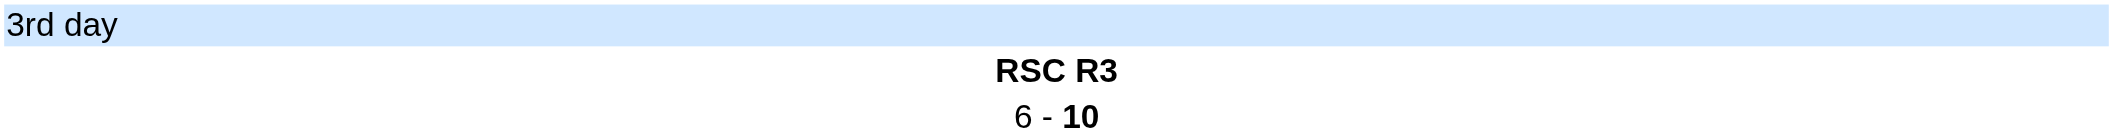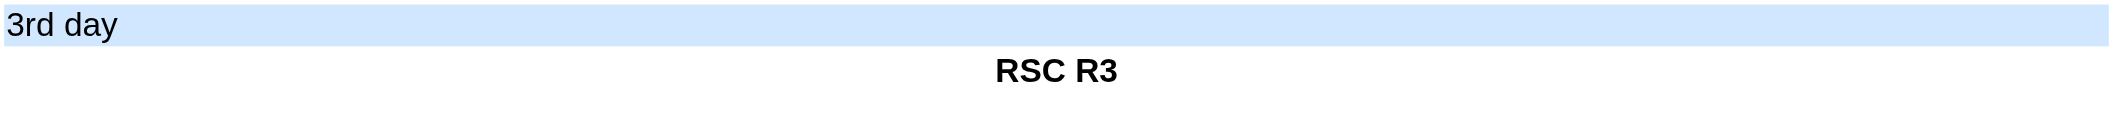- row: (1057, 116)
